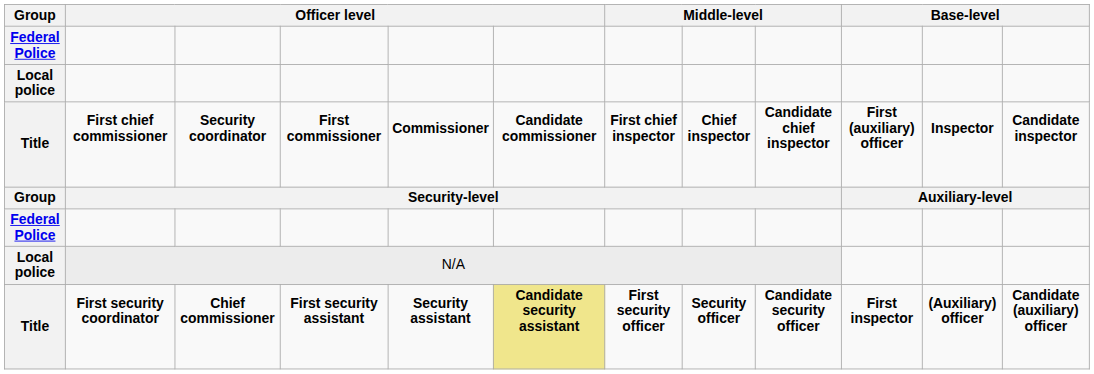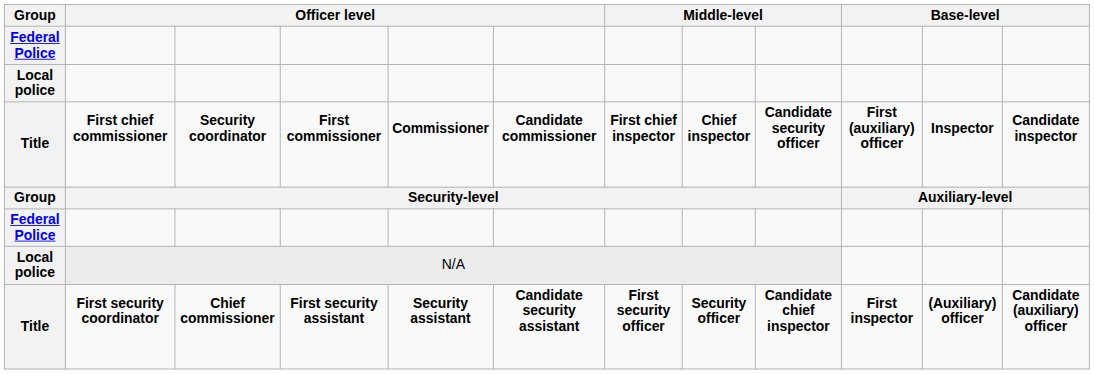(798, 128) Candidate chief inspector -> (798, 128) Candidate security officer
(549, 311) khaki background -> (549, 311) no background
(798, 311) Candidate security officer -> (798, 311) Candidate chief inspector
